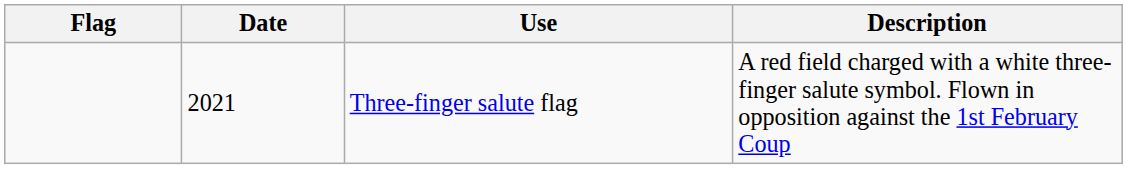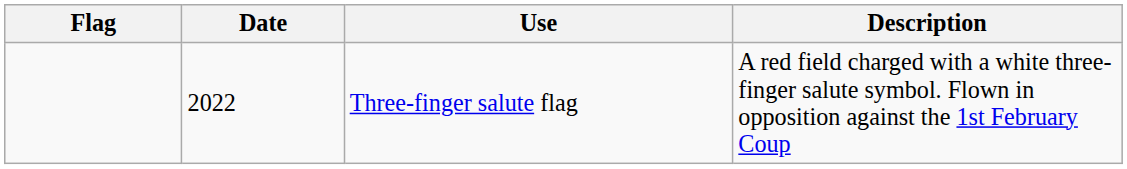(212, 102) 2021 -> (212, 102) 2022
